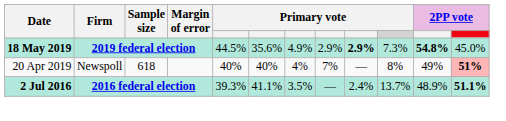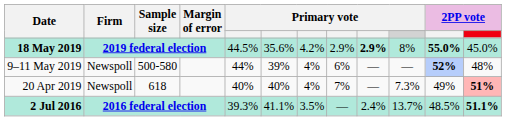(300, 48) 4.9% -> (312, 48) 4.2%
(395, 48) 7.3% -> (407, 48) 8%
(432, 48) 54.8% -> (444, 48) 55.0%
+ row: (44, 67)
(395, 67) 8% -> (407, 86) 7.3%
(432, 86) 48.9% -> (444, 106) 48.5%
